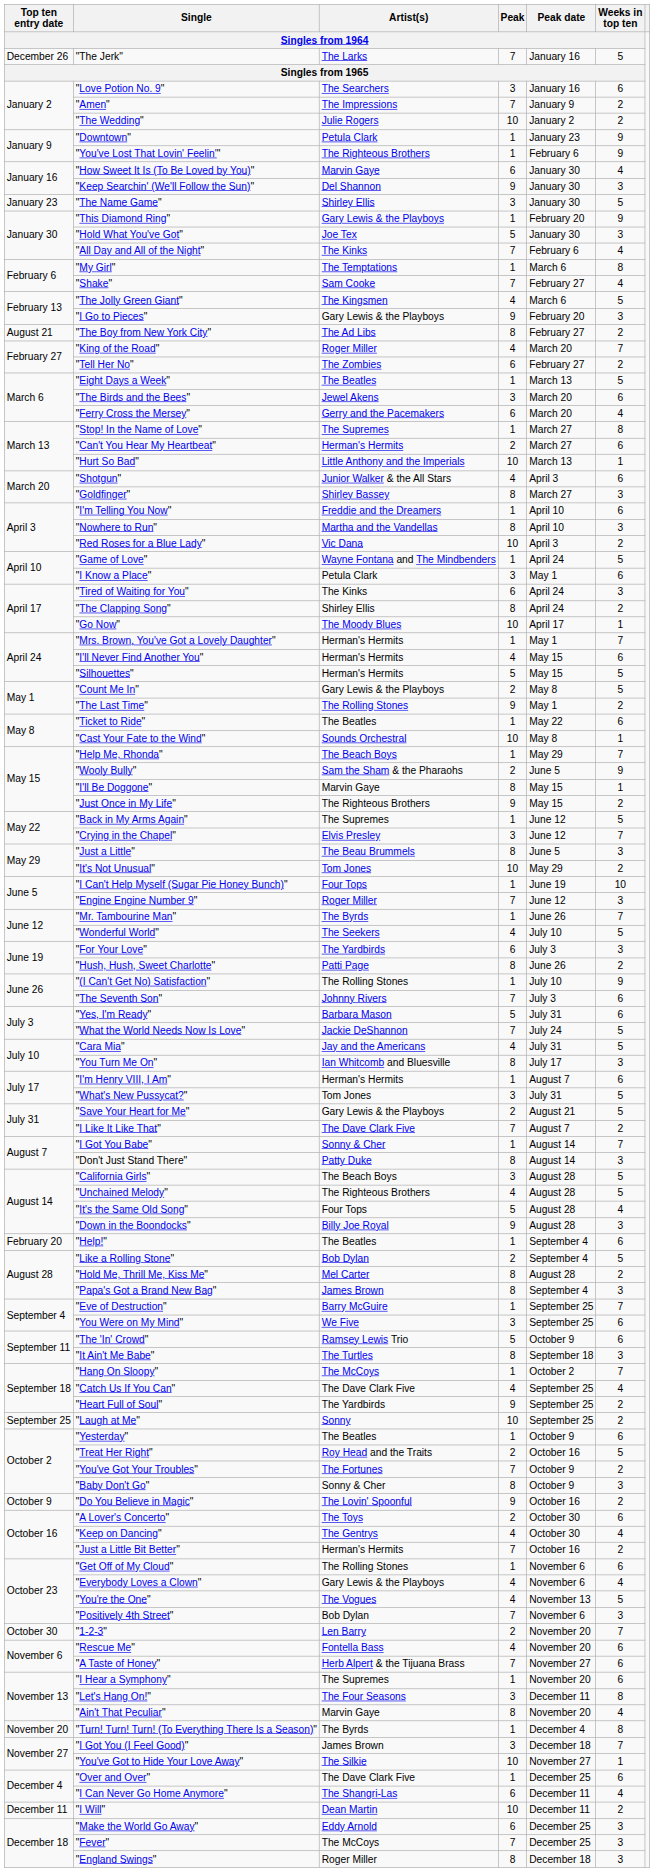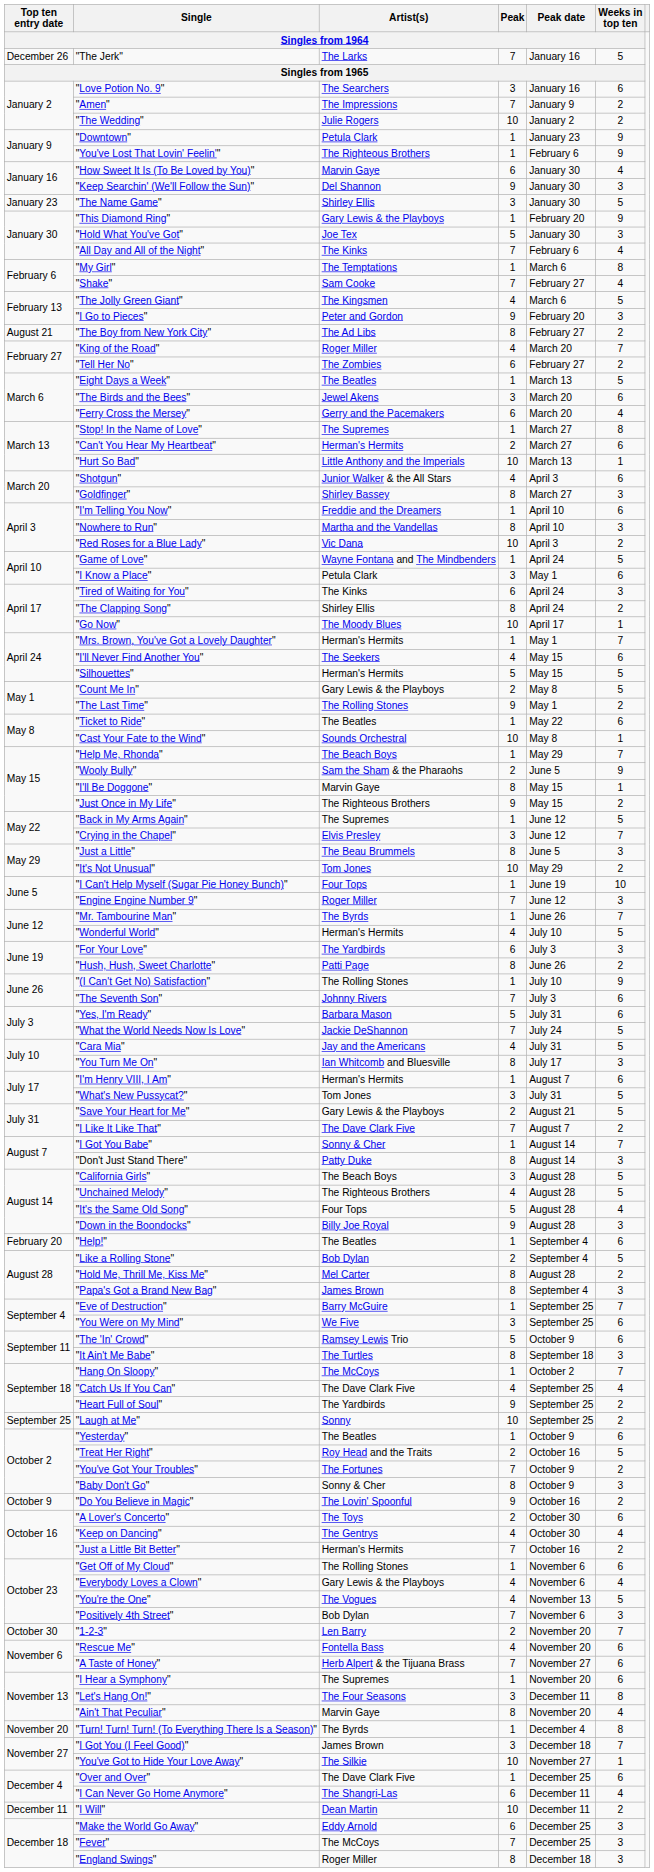(383, 316) Gary Lewis & the Playboys -> (362, 316) Peter and Gordon
(362, 657) Herman's Hermits -> (351, 657) The Seekers
(351, 933) The Seekers -> (362, 933) Herman's Hermits
